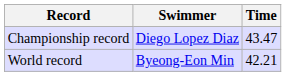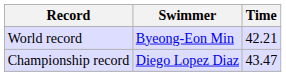rows swapped: (45, 60) <-> (68, 37)
